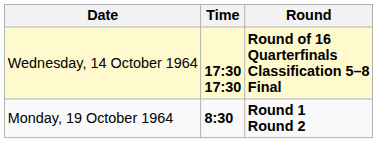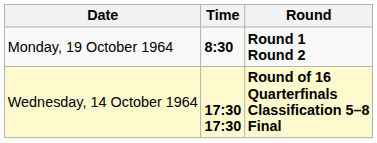rows swapped: (90, 118) <-> (103, 63)
